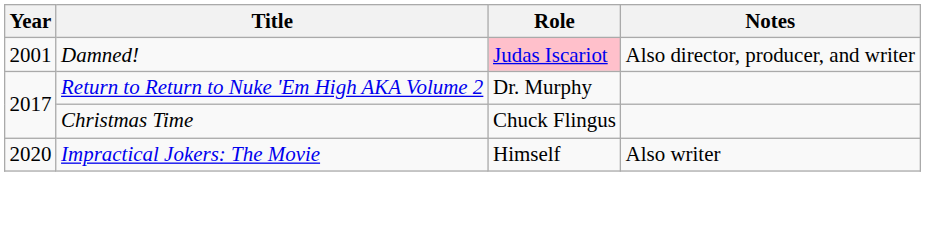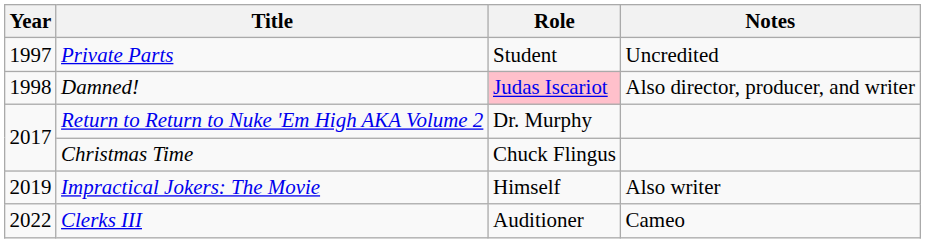+ row: (117, 54)
(30, 54) 2001 -> (30, 87) 1998
(30, 154) 2020 -> (30, 187) 2019
+ row: (102, 220)
